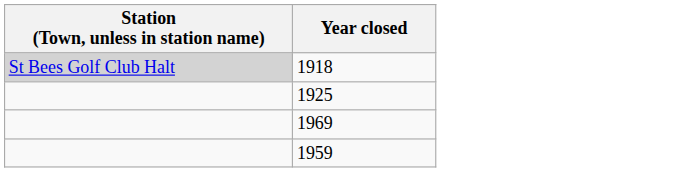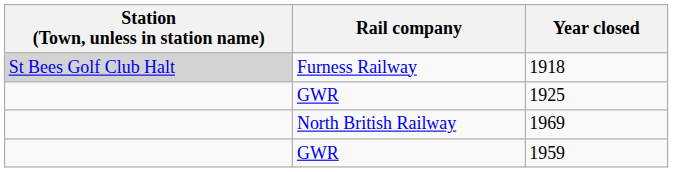+ column: (409, 28)
